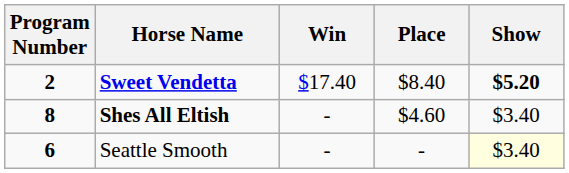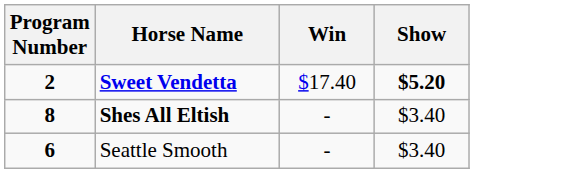- column: (422, 34)
(516, 151) lightyellow background -> (422, 151) no background
